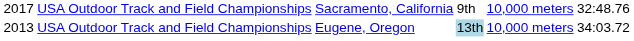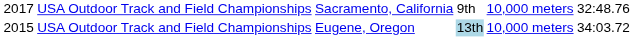(19, 27) 2013 -> (19, 27) 2015
